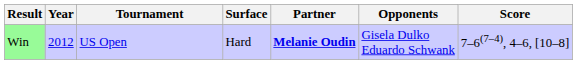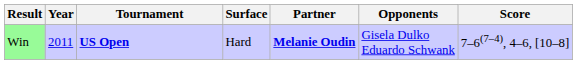(61, 42) 2012 -> (61, 42) 2011
(103, 42) normal -> (104, 42) bold
